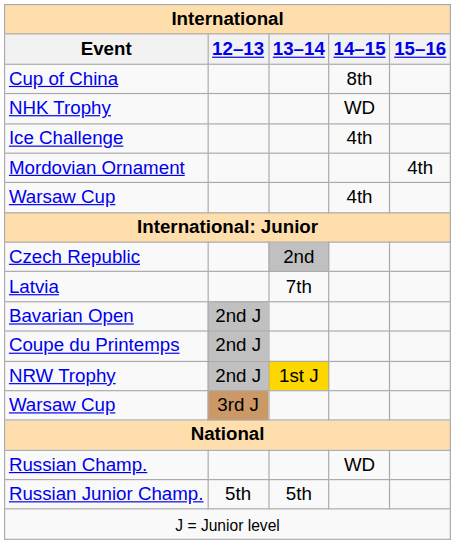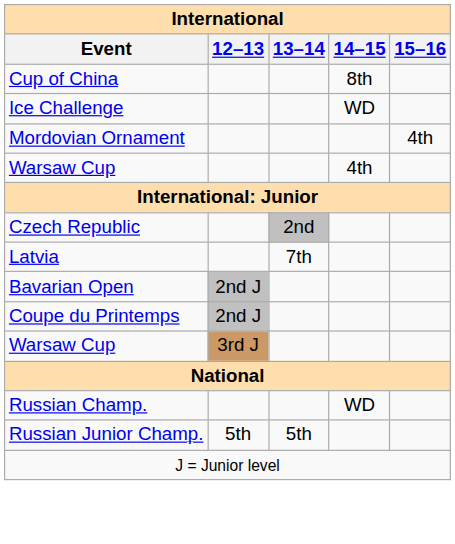- row: (60, 108)
(360, 138) 4th -> (360, 108) WD
- row: (62, 375)
